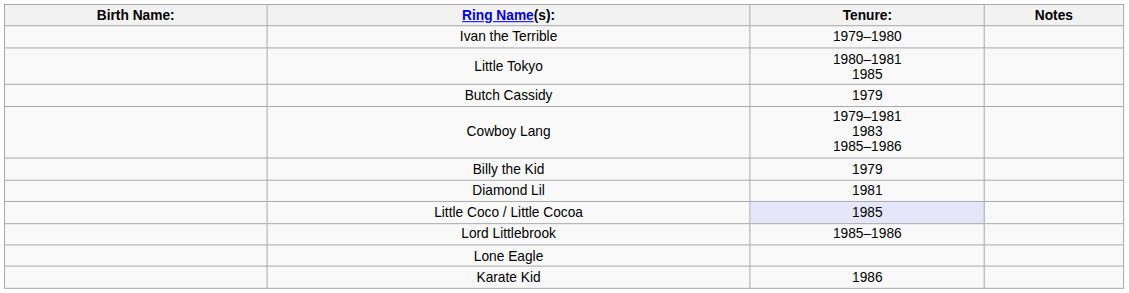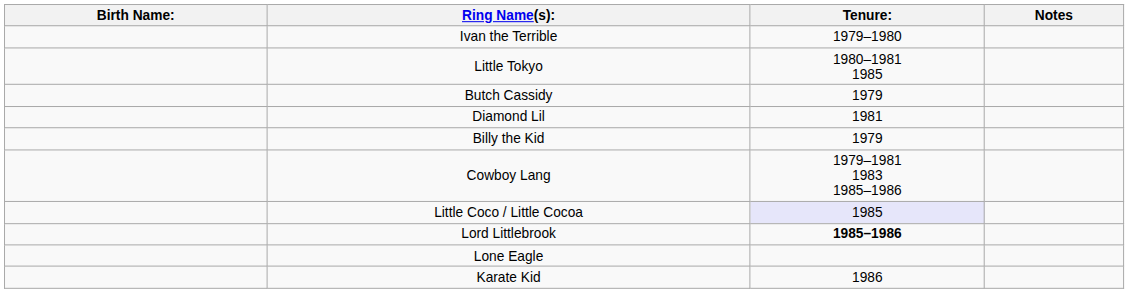rows swapped: (509, 190) <-> (509, 132)
(867, 234) normal -> (867, 234) bold
